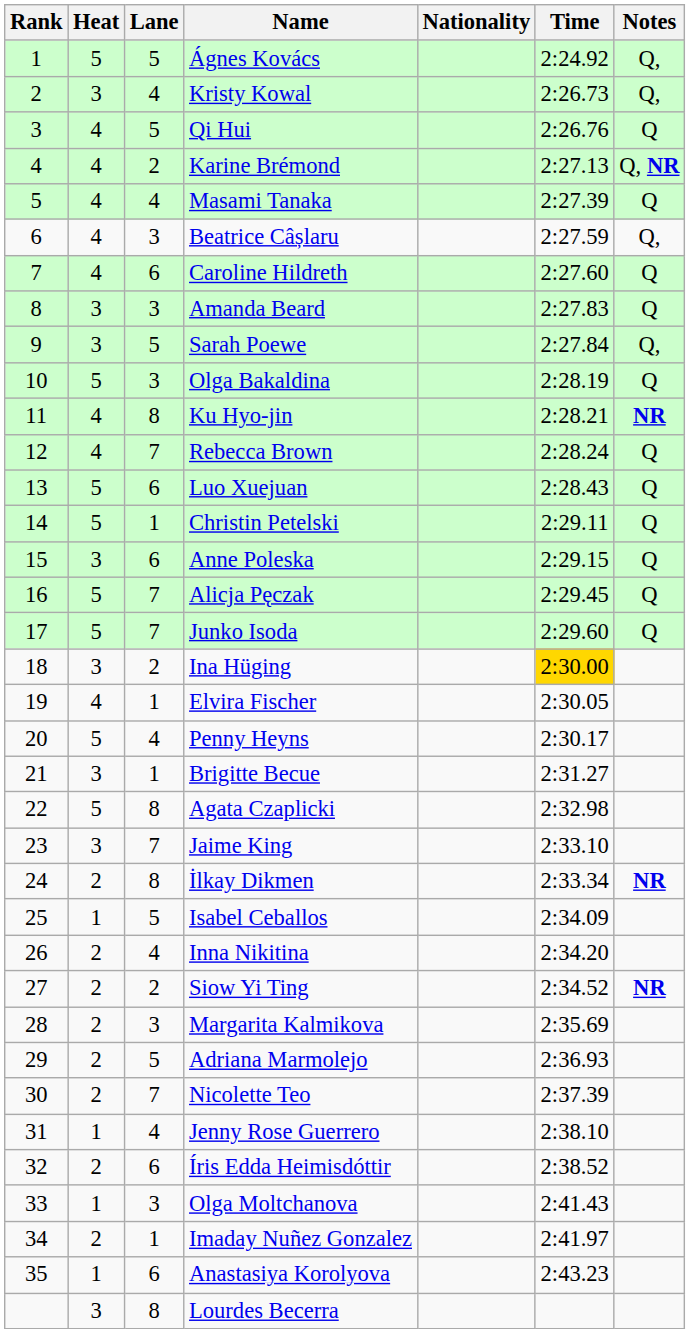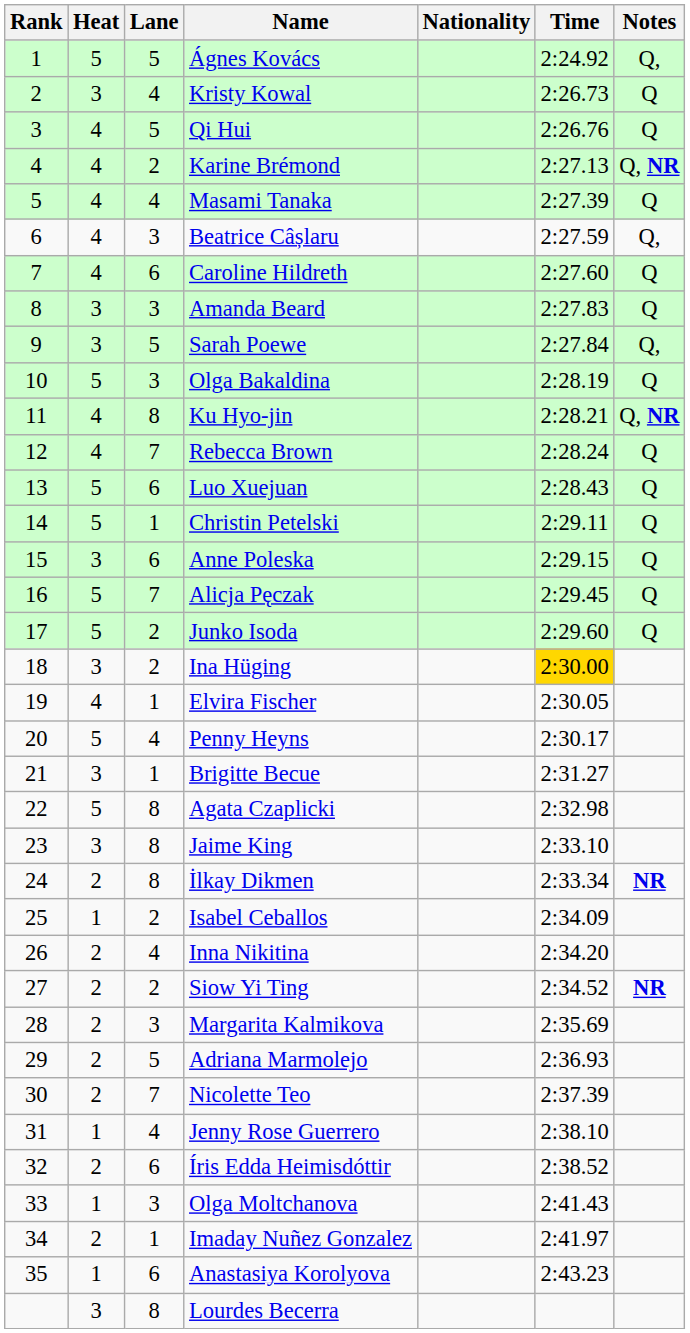(649, 93) Q, -> (649, 93) Q
(649, 415) NR -> (649, 415) Q, NR
(154, 630) 7 -> (154, 630) 2
(154, 845) 7 -> (154, 845) 8
(154, 916) 5 -> (154, 916) 2
